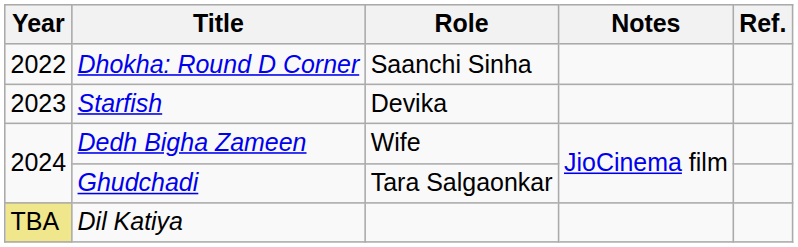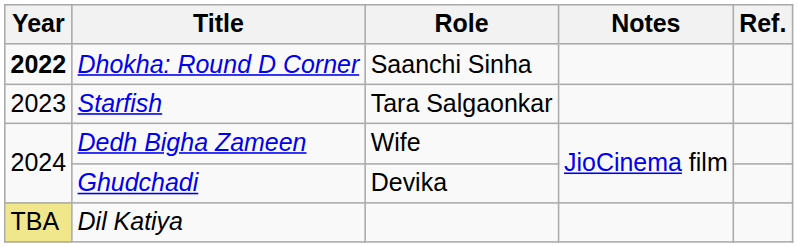(38, 63) normal -> (38, 63) bold
(409, 103) Devika -> (462, 103) Tara Salgaonkar
(462, 182) Tara Salgaonkar -> (409, 182) Devika
